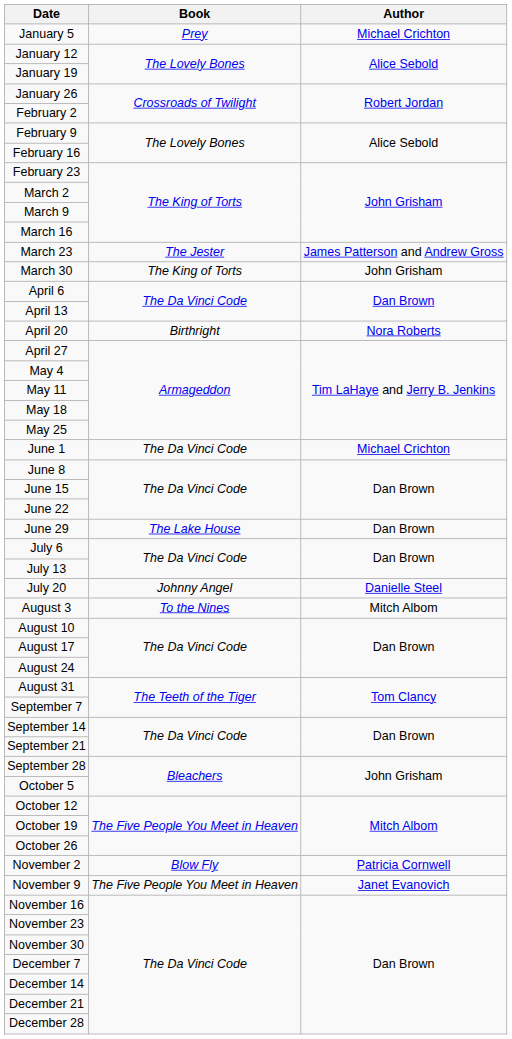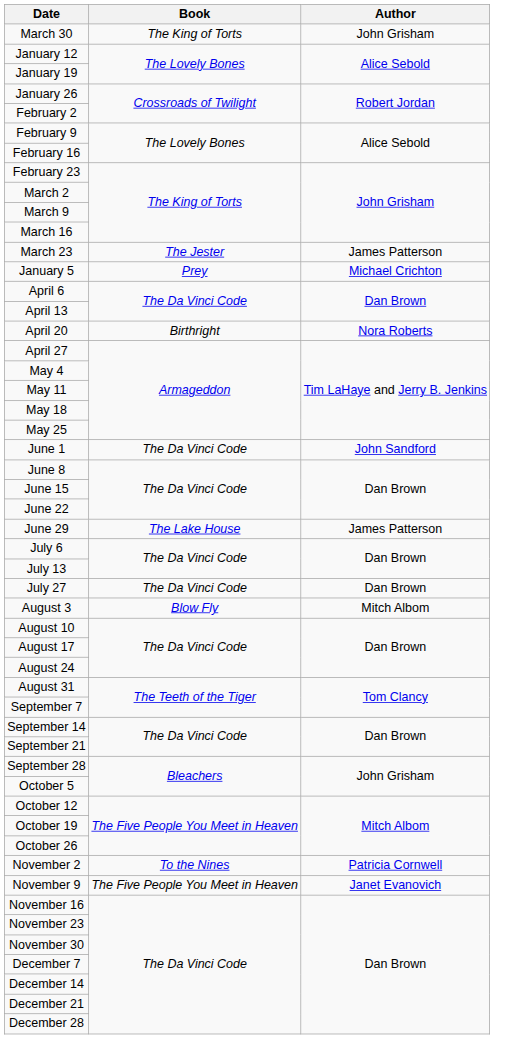rows swapped: (46, 34) <-> (46, 271)
(404, 251) James Patterson and Andrew Gross -> (395, 251) James Patterson
(404, 449) Michael Crichton -> (395, 449) John Sandford
(404, 529) Dan Brown -> (395, 529) James Patterson
- row: (46, 588)
+ row: (46, 588)
(195, 608) To the Nines -> (195, 608) Blow Fly
(195, 865) Blow Fly -> (195, 865) To the Nines
